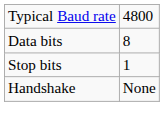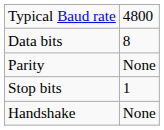+ row: (26, 64)
